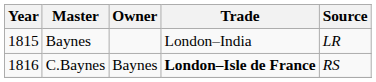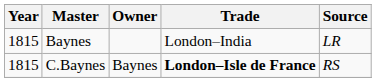(23, 65) 1816 -> (23, 65) 1815
